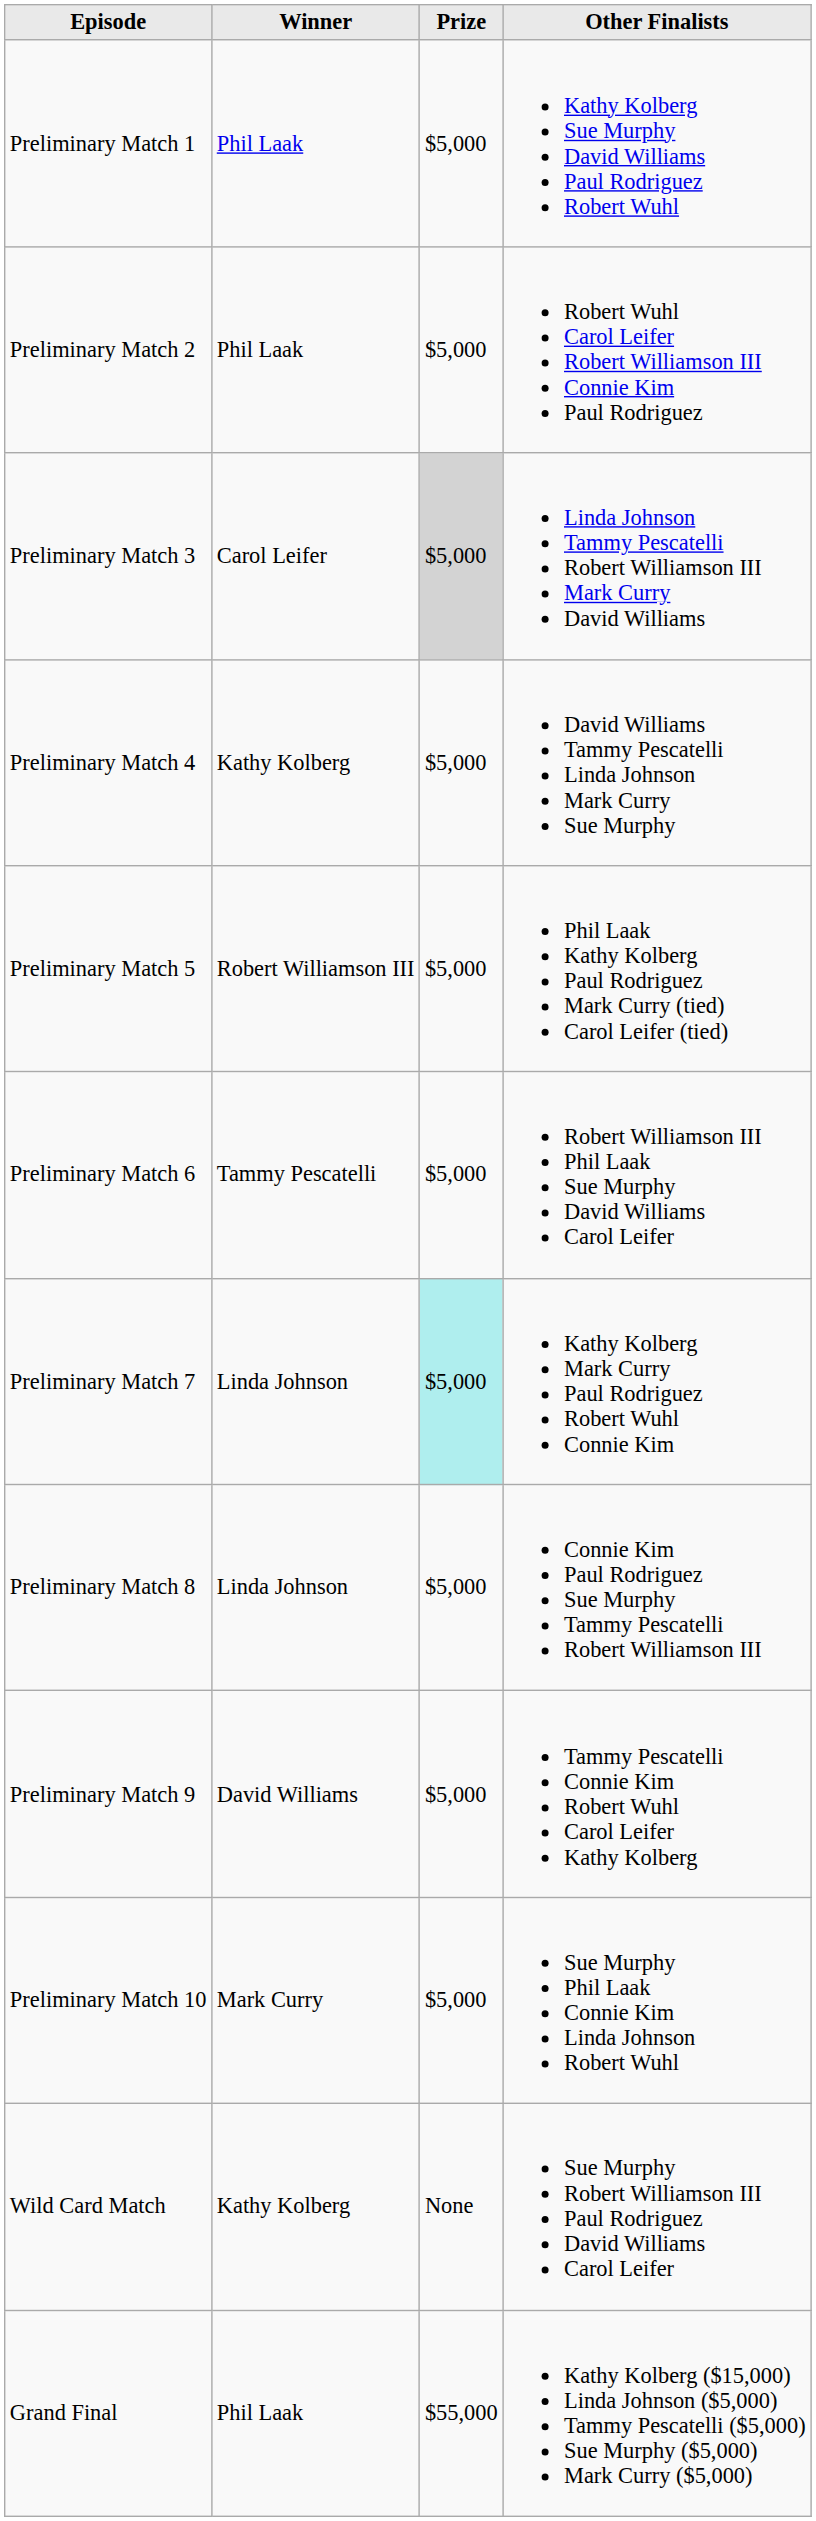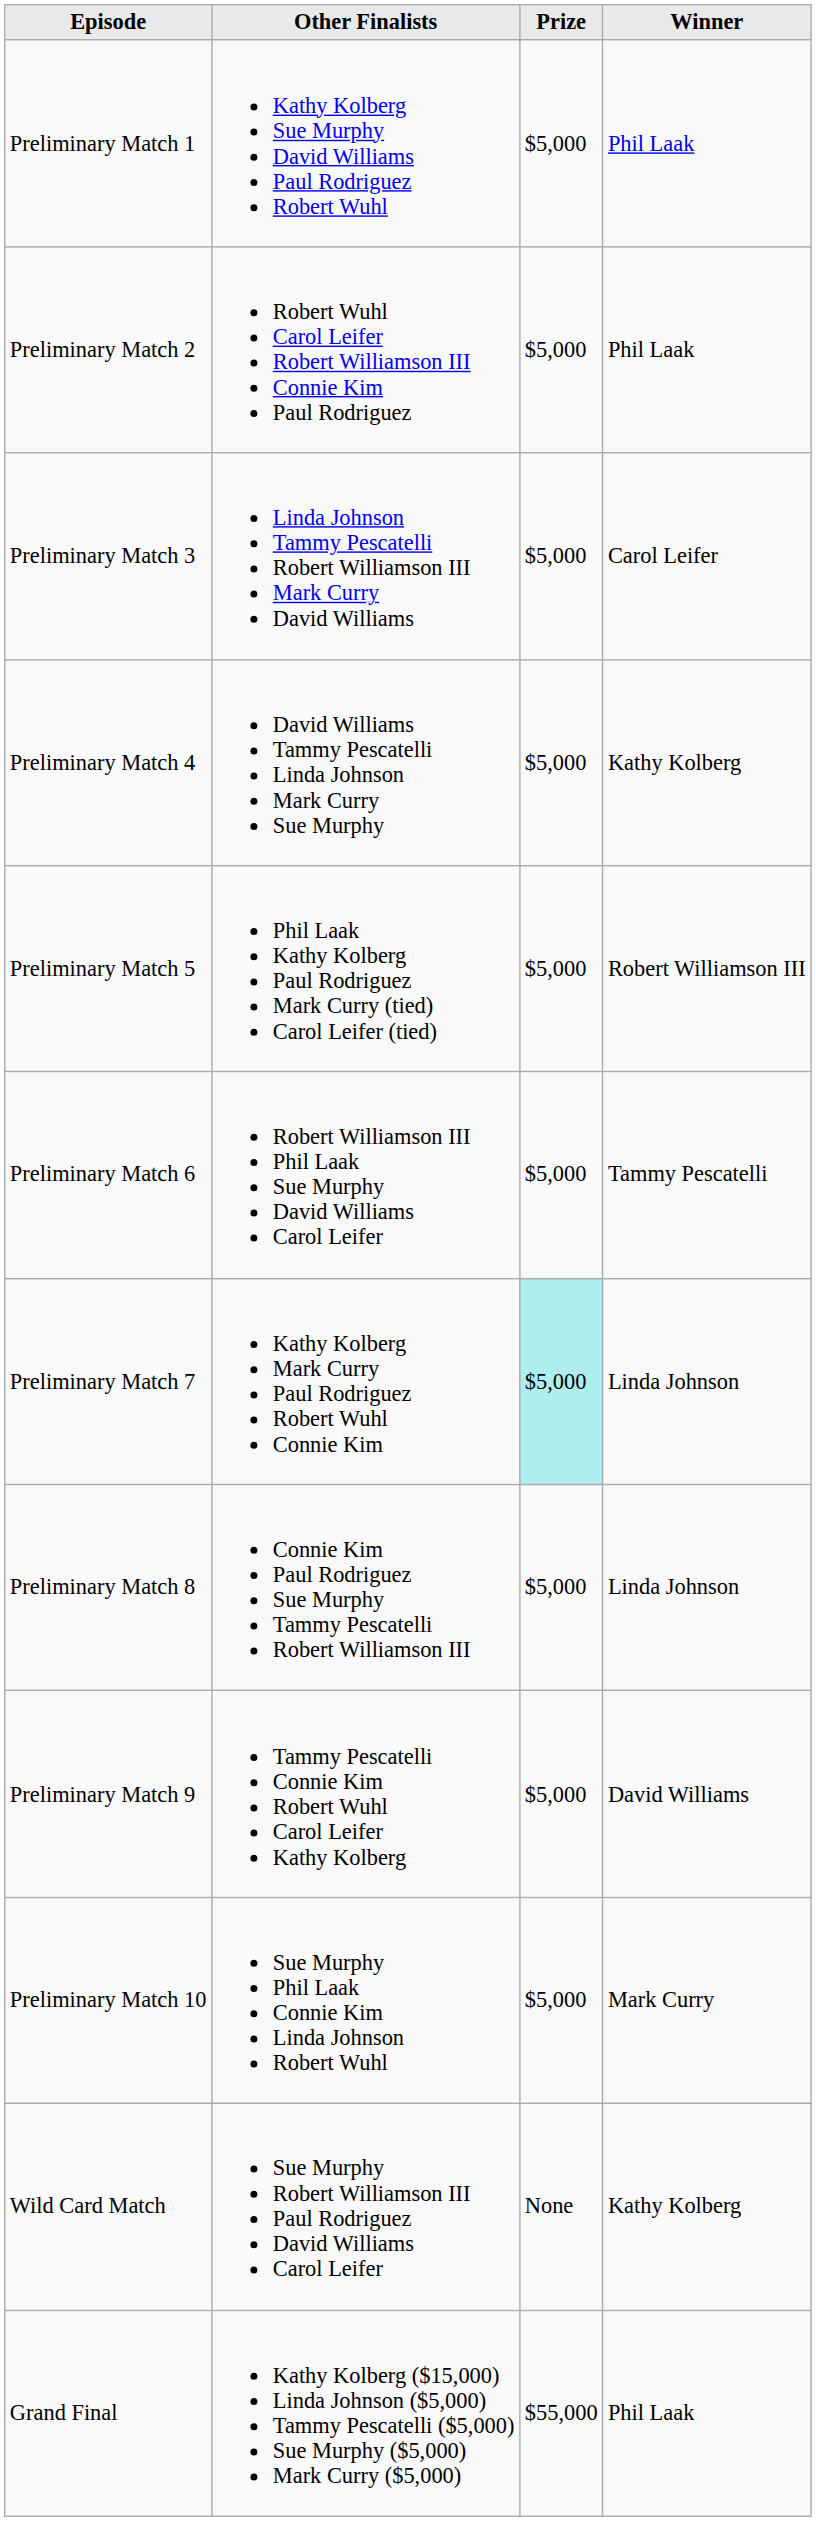columns swapped: (316, 22) <-> (657, 22)
(456, 555) lightgrey background -> (556, 555) no background
